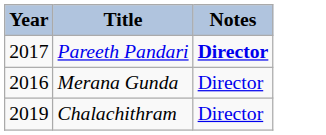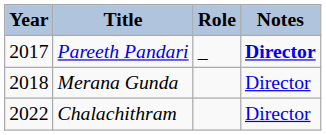+ column: (217, 20)
(29, 82) 2016 -> (29, 82) 2018
(29, 113) 2019 -> (29, 113) 2022
